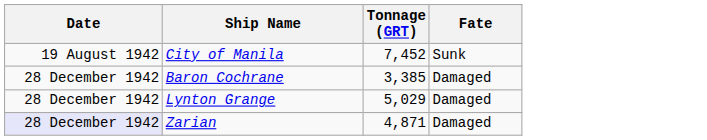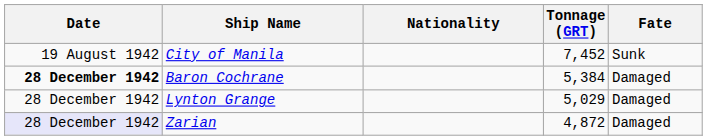+ column: (453, 24)
(92, 78) normal -> (92, 78) bold
(405, 78) 3,385 -> (584, 78) 5,384
(405, 124) 4,871 -> (584, 124) 4,872
